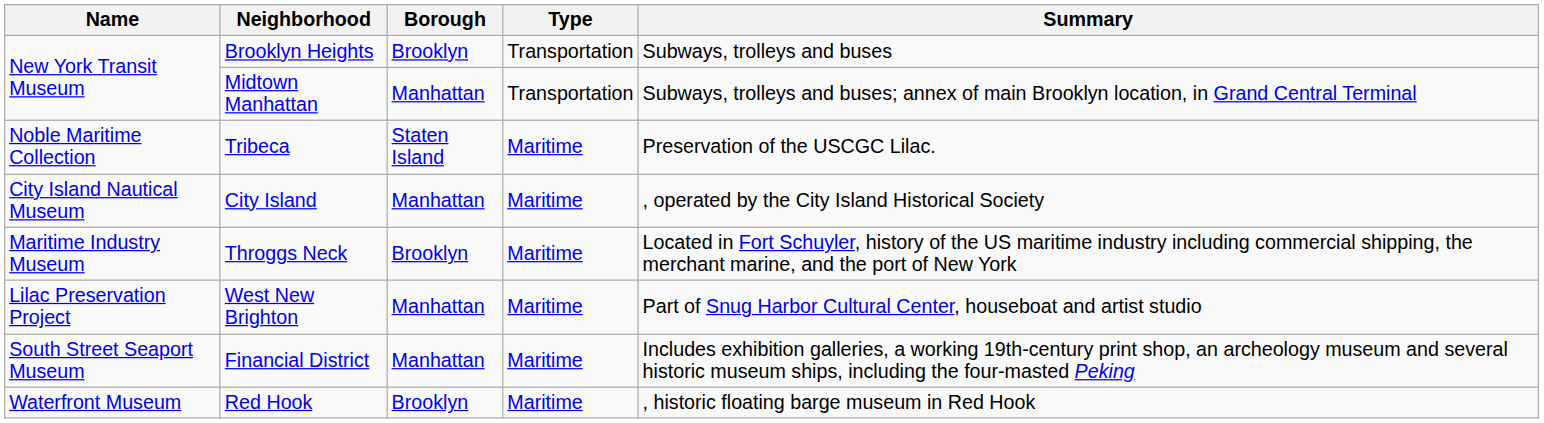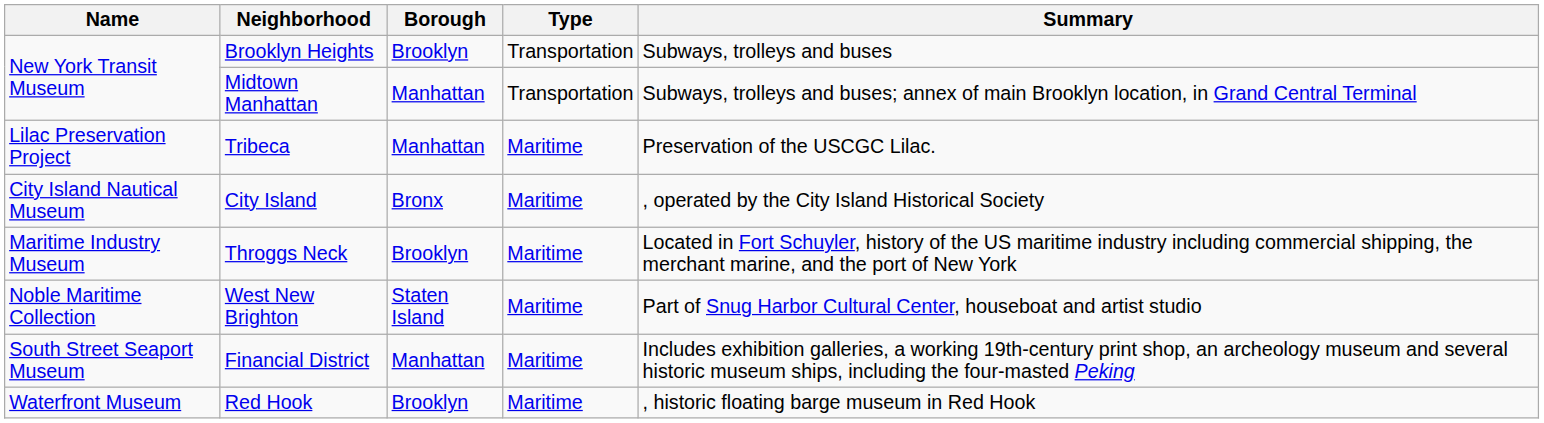(75, 146) Noble Maritime Collection -> (87, 146) Lilac Preservation Project
(420, 146) Staten Island -> (438, 146) Manhattan
(438, 200) Manhattan -> (417, 200) Bronx
(87, 307) Lilac Preservation Project -> (75, 307) Noble Maritime Collection
(438, 307) Manhattan -> (420, 307) Staten Island
